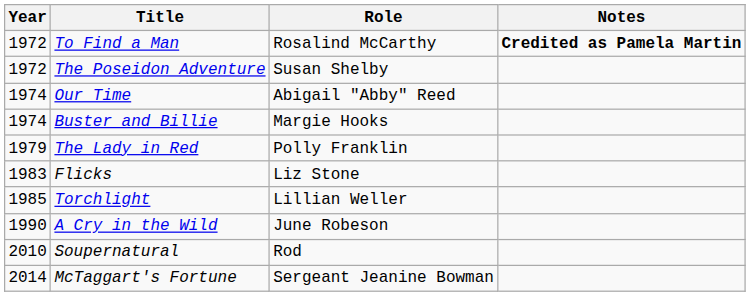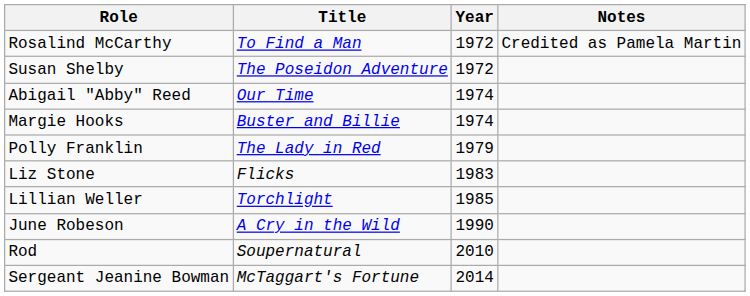columns swapped: (28, 18) <-> (384, 18)
(621, 44) bold -> (621, 44) normal
